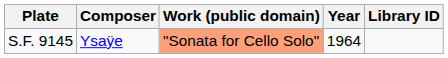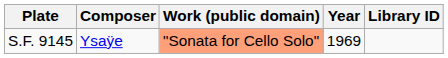(344, 41) 1964 -> (344, 41) 1969
